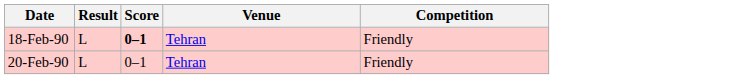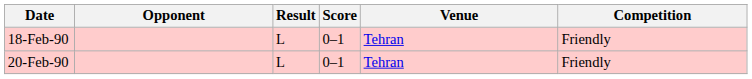+ column: (174, 16)
(135, 39) bold -> (333, 39) normal
